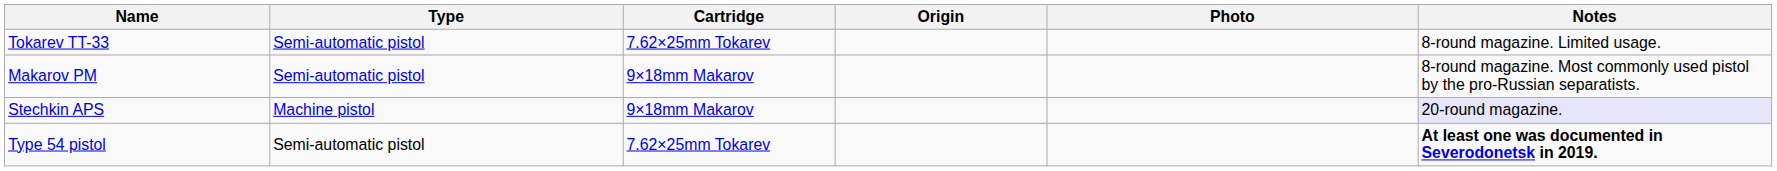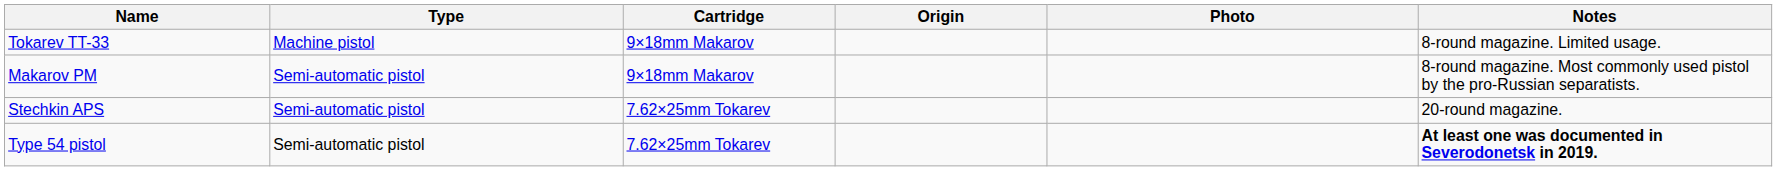(349, 42) Semi-automatic pistol -> (324, 42) Machine pistol
(698, 42) 7.62×25mm Tokarev -> (690, 42) 9×18mm Makarov
(324, 110) Machine pistol -> (349, 110) Semi-automatic pistol
(690, 110) 9×18mm Makarov -> (698, 110) 7.62×25mm Tokarev
(1492, 110) lavender background -> (1492, 110) no background
